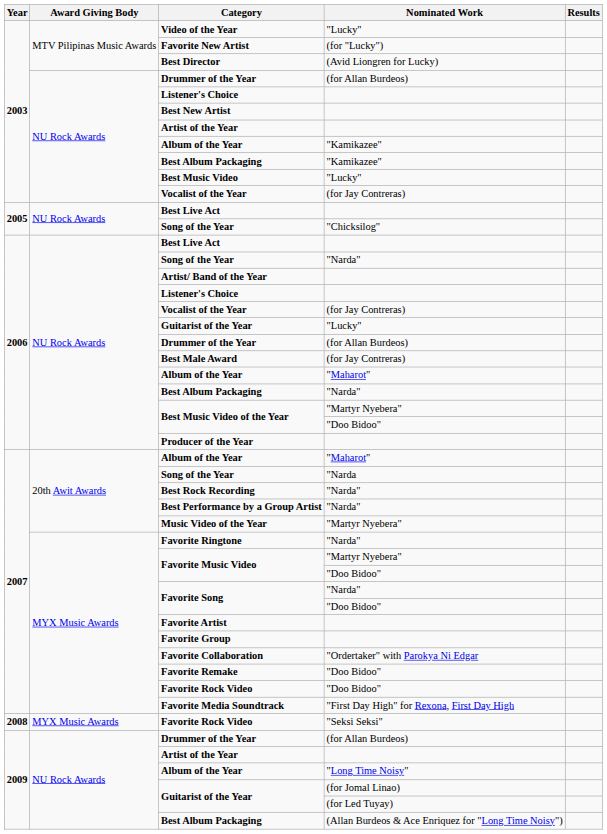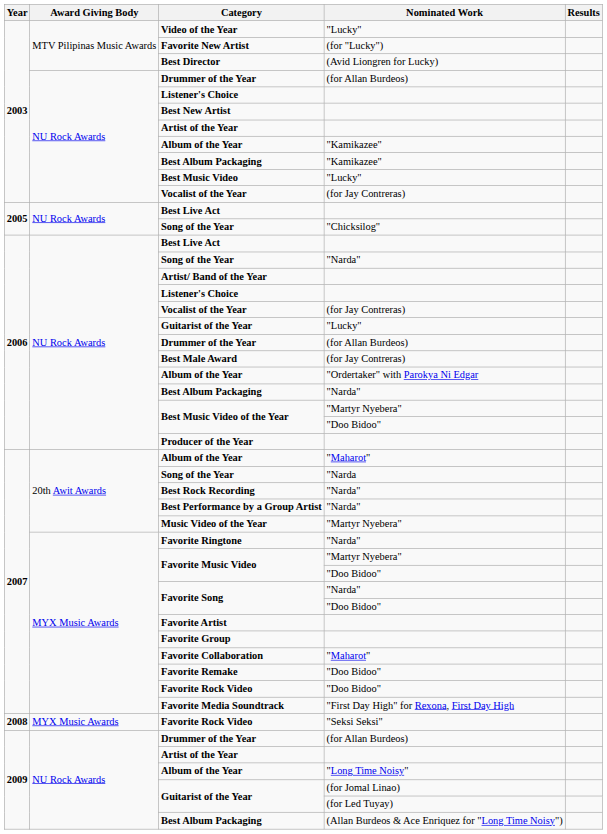(348, 375) "Maharot" -> (402, 375) "Ordertaker" with Parokya Ni Edgar
(402, 656) "Ordertaker" with Parokya Ni Edgar -> (348, 656) "Maharot"
